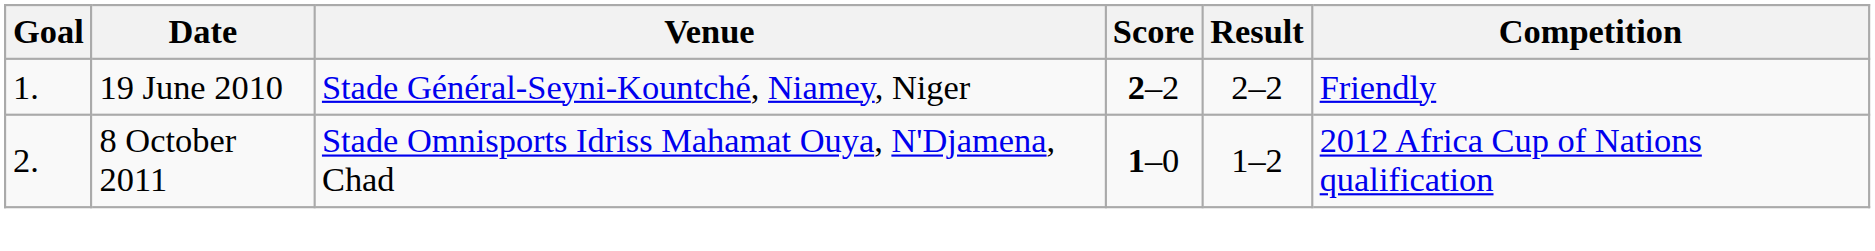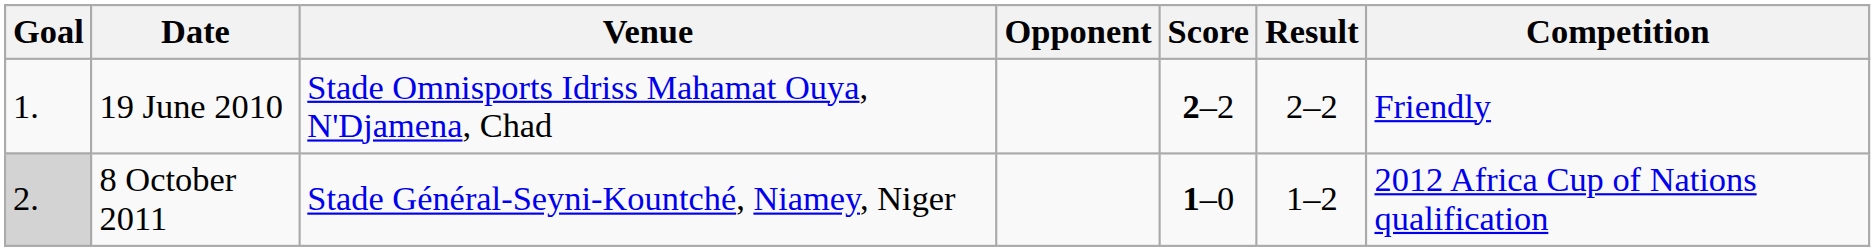+ column: (1078, 31)
(646, 86) Stade Général-Seyni-Kountché, Niamey, Niger -> (588, 105) Stade Omnisports Idriss Mahamat Ouya, N'Djamena, Chad
(26, 160) no background -> (26, 198) lightgrey background
(689, 160) Stade Omnisports Idriss Mahamat Ouya, N'Djamena, Chad -> (631, 198) Stade Général-Seyni-Kountché, Niamey, Niger
